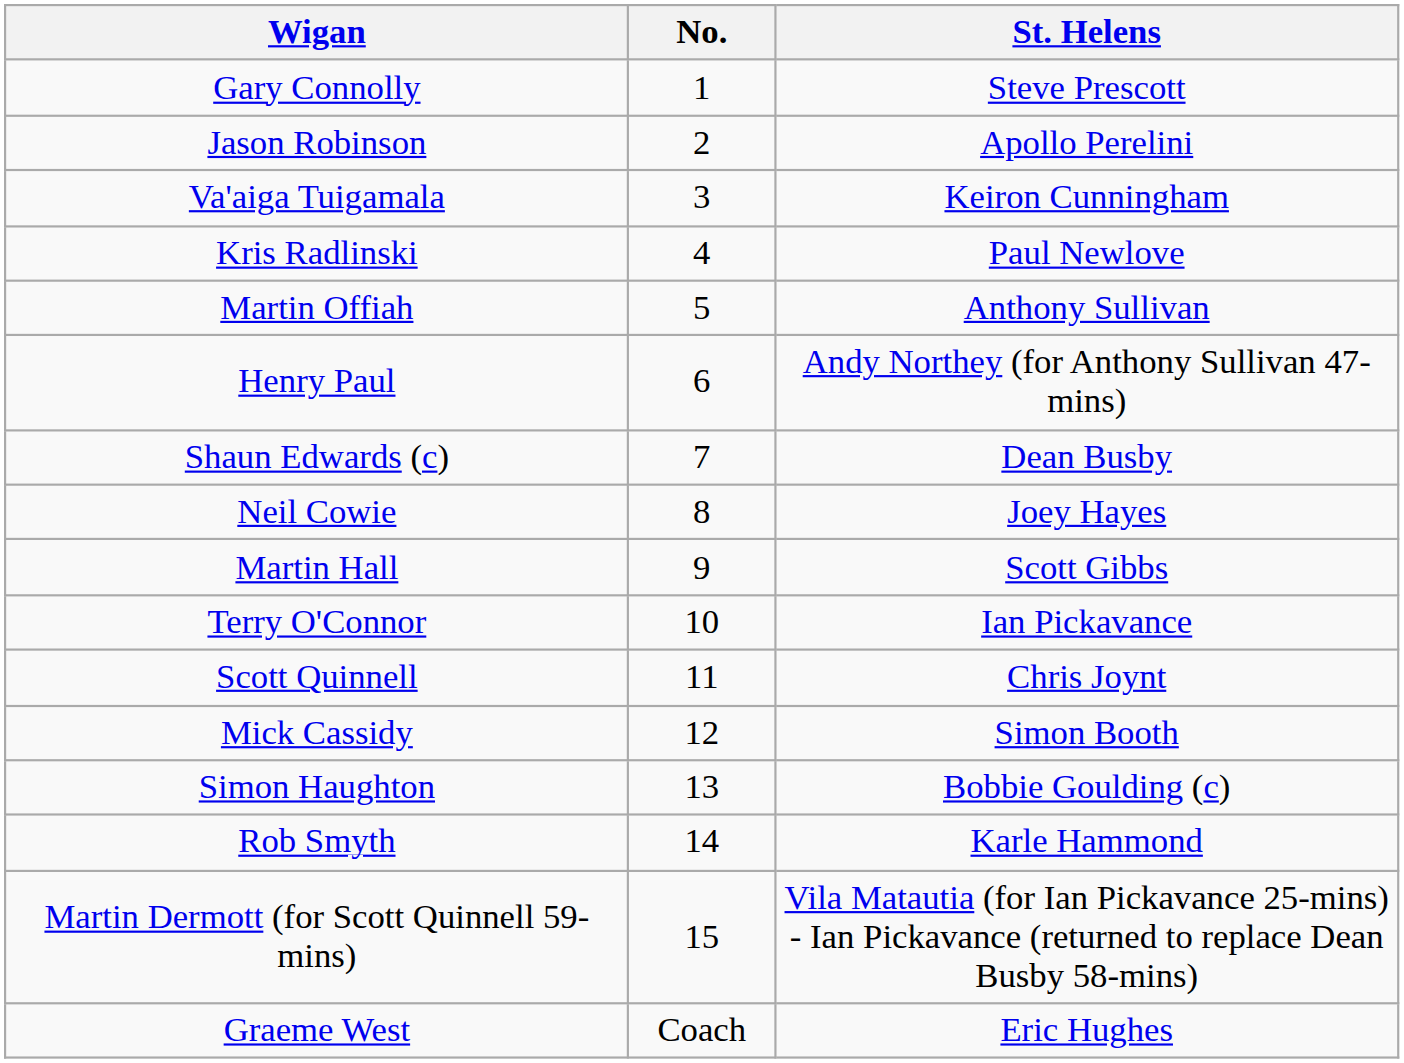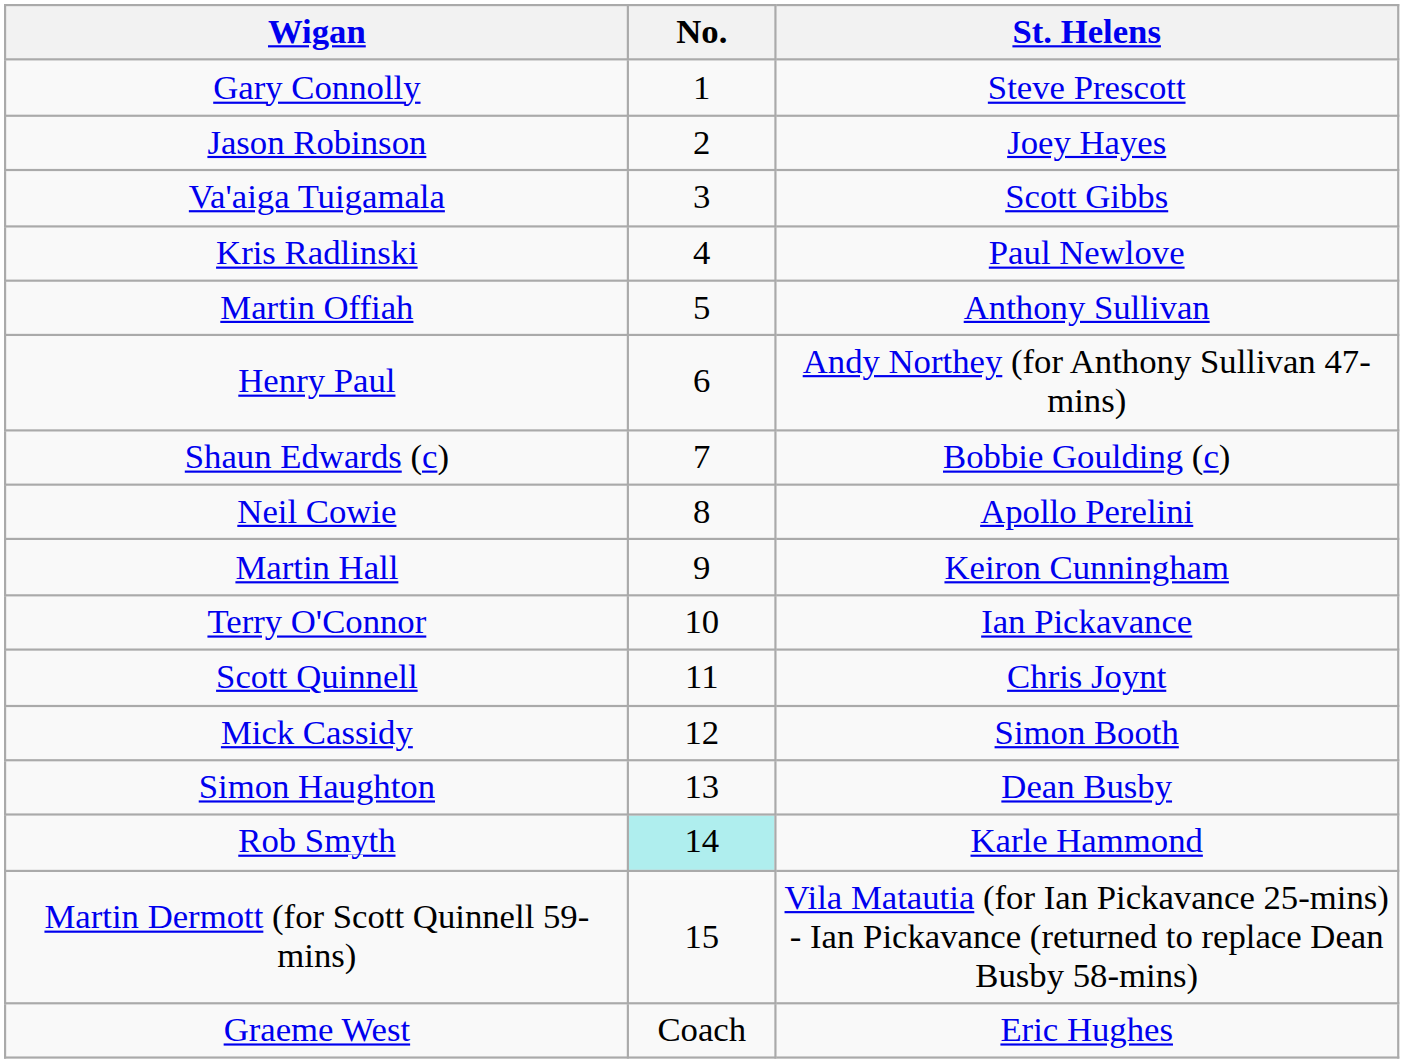(1087, 142) Apollo Perelini -> (1087, 142) Joey Hayes
(1087, 197) Keiron Cunningham -> (1087, 197) Scott Gibbs
(1087, 456) Dean Busby -> (1087, 456) Bobbie Goulding (c)
(1087, 511) Joey Hayes -> (1087, 511) Apollo Perelini
(1087, 566) Scott Gibbs -> (1087, 566) Keiron Cunningham
(1087, 786) Bobbie Goulding (c) -> (1087, 786) Dean Busby
(702, 841) no background -> (702, 841) paleturquoise background
